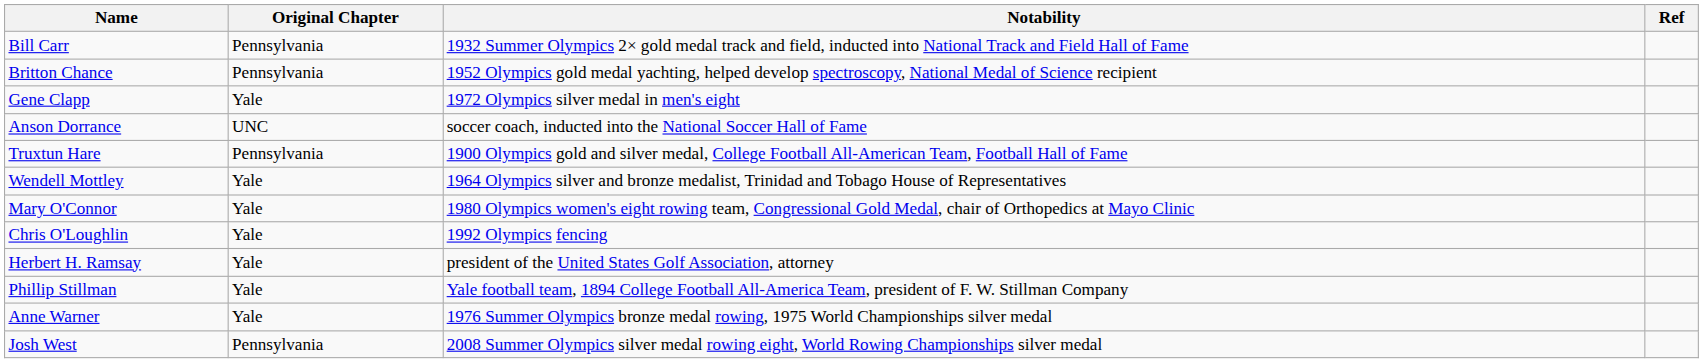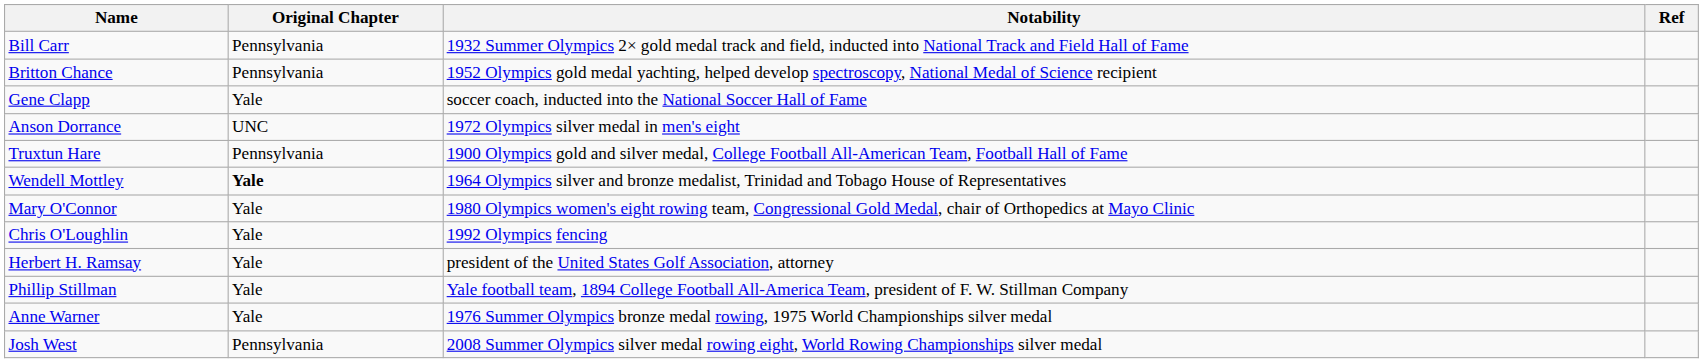(593, 99) 1972 Olympics silver medal in men's eight -> (657, 99) soccer coach, inducted into the National Soccer Hall of Fame
(657, 126) soccer coach, inducted into the National Soccer Hall of Fame -> (593, 126) 1972 Olympics silver medal in men's eight
(247, 180) normal -> (248, 180) bold
